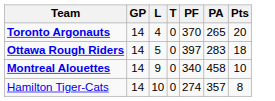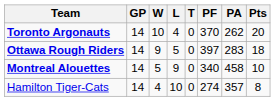+ column: (158, 14)
(216, 32) 265 -> (234, 32) 262
